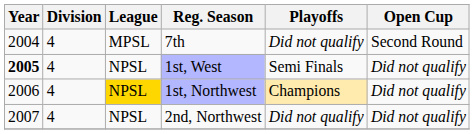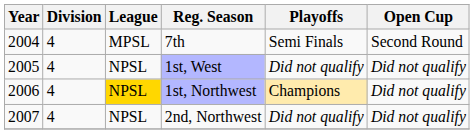(316, 41) Did not qualify -> (306, 41) Semi Finals
(24, 66) bold -> (24, 66) normal
(306, 66) Semi Finals -> (316, 66) Did not qualify
